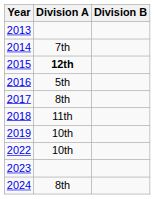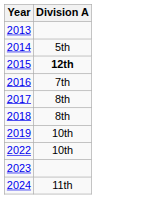- column: (120, 13)
(62, 47) 7th -> (62, 47) 5th
(62, 82) 5th -> (62, 82) 7th
(62, 116) 11th -> (62, 116) 8th
(62, 185) 8th -> (62, 185) 11th
